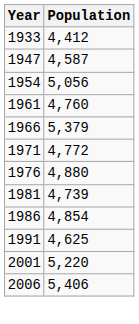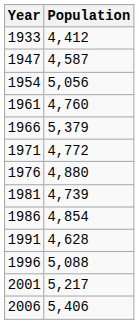(68, 240) 4,625 -> (68, 240) 4,628
+ row: (24, 263)
(68, 263) 5,220 -> (68, 285) 5,217
